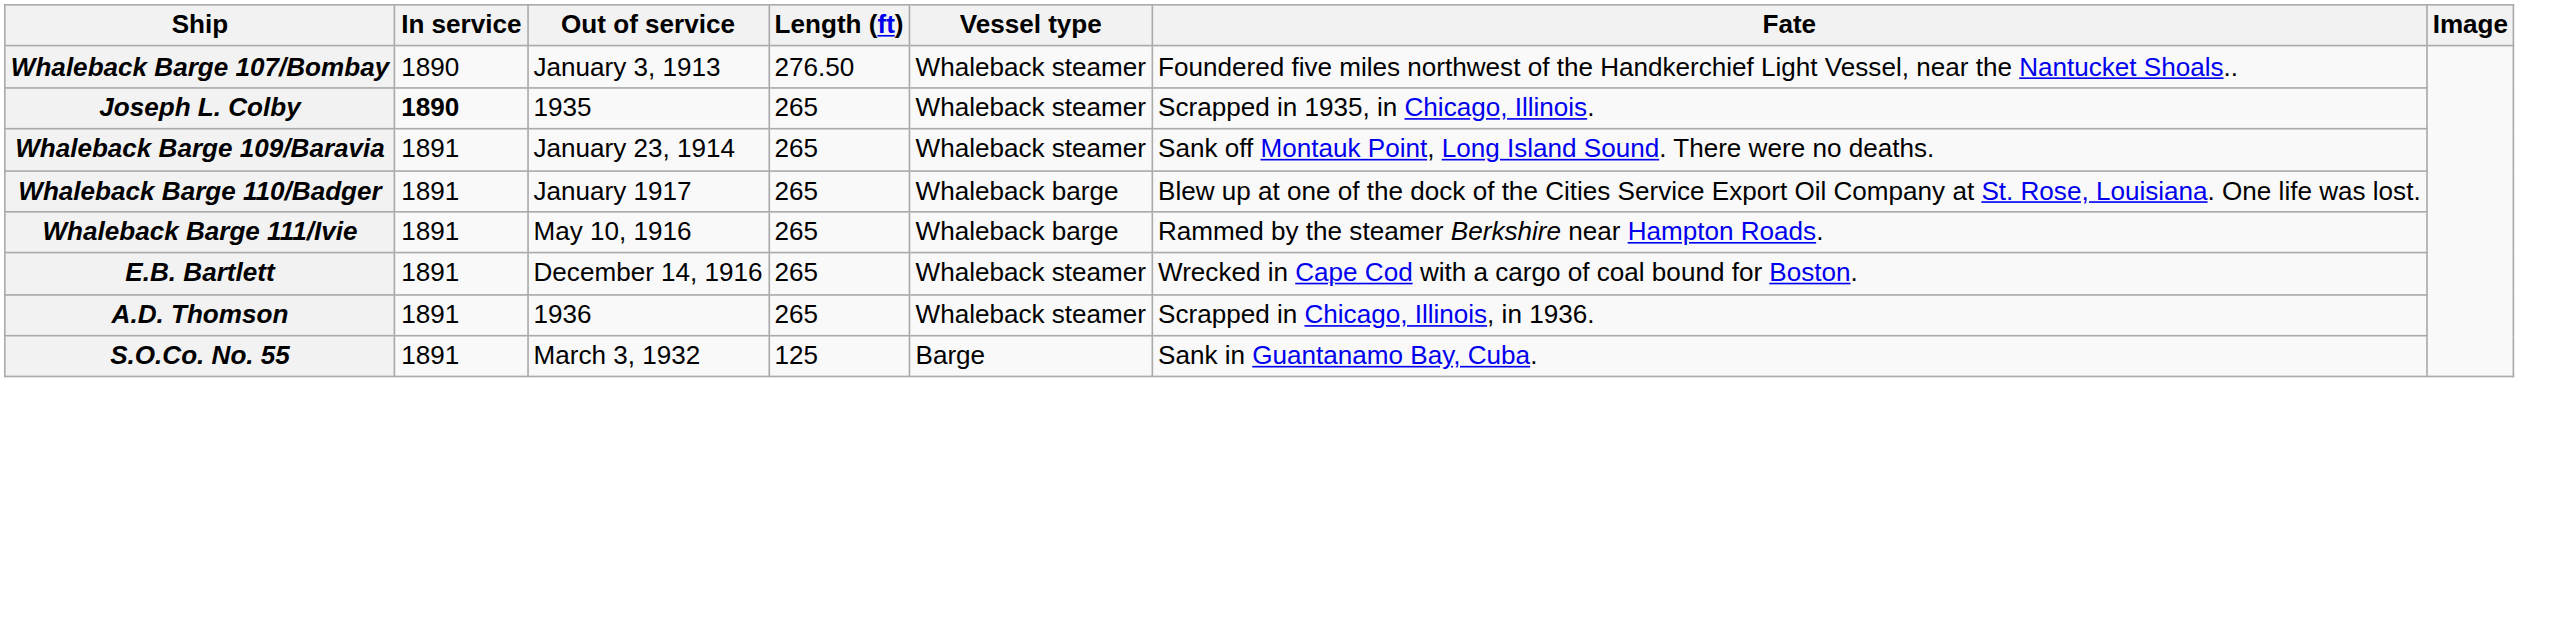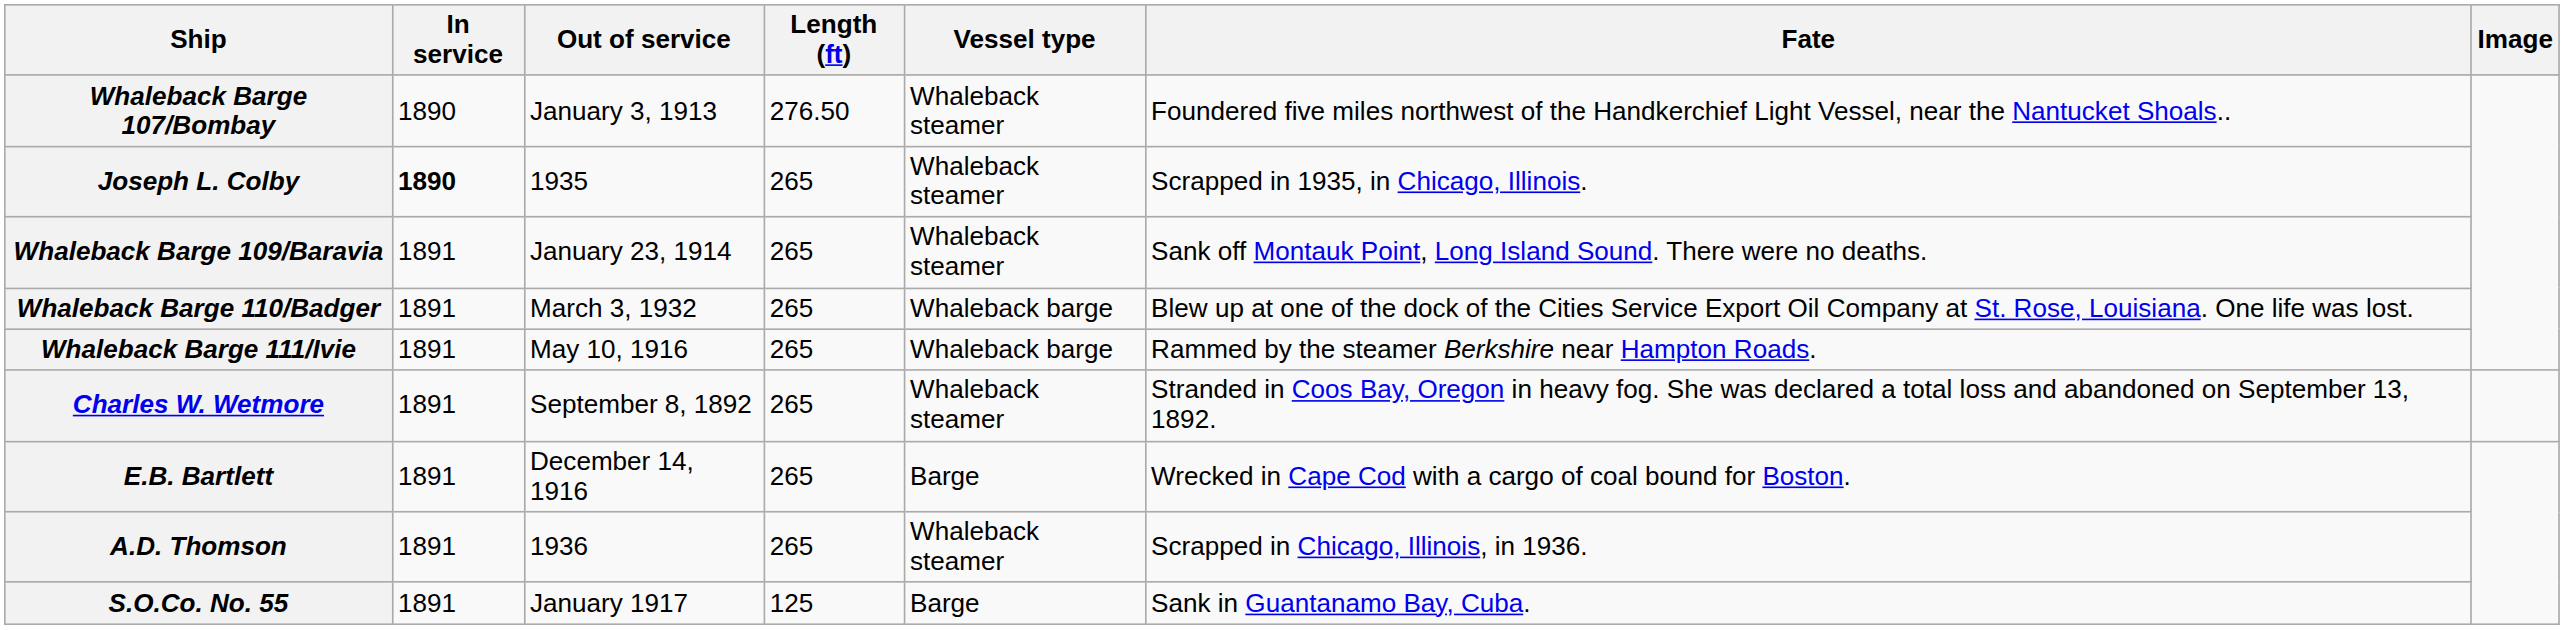(613, 190) January 1917 -> (613, 307) March 3, 1932
+ row: (198, 405)
(1031, 273) Whaleback steamer -> (945, 476) Barge
(617, 356) March 3, 1932 -> (609, 602) January 1917
